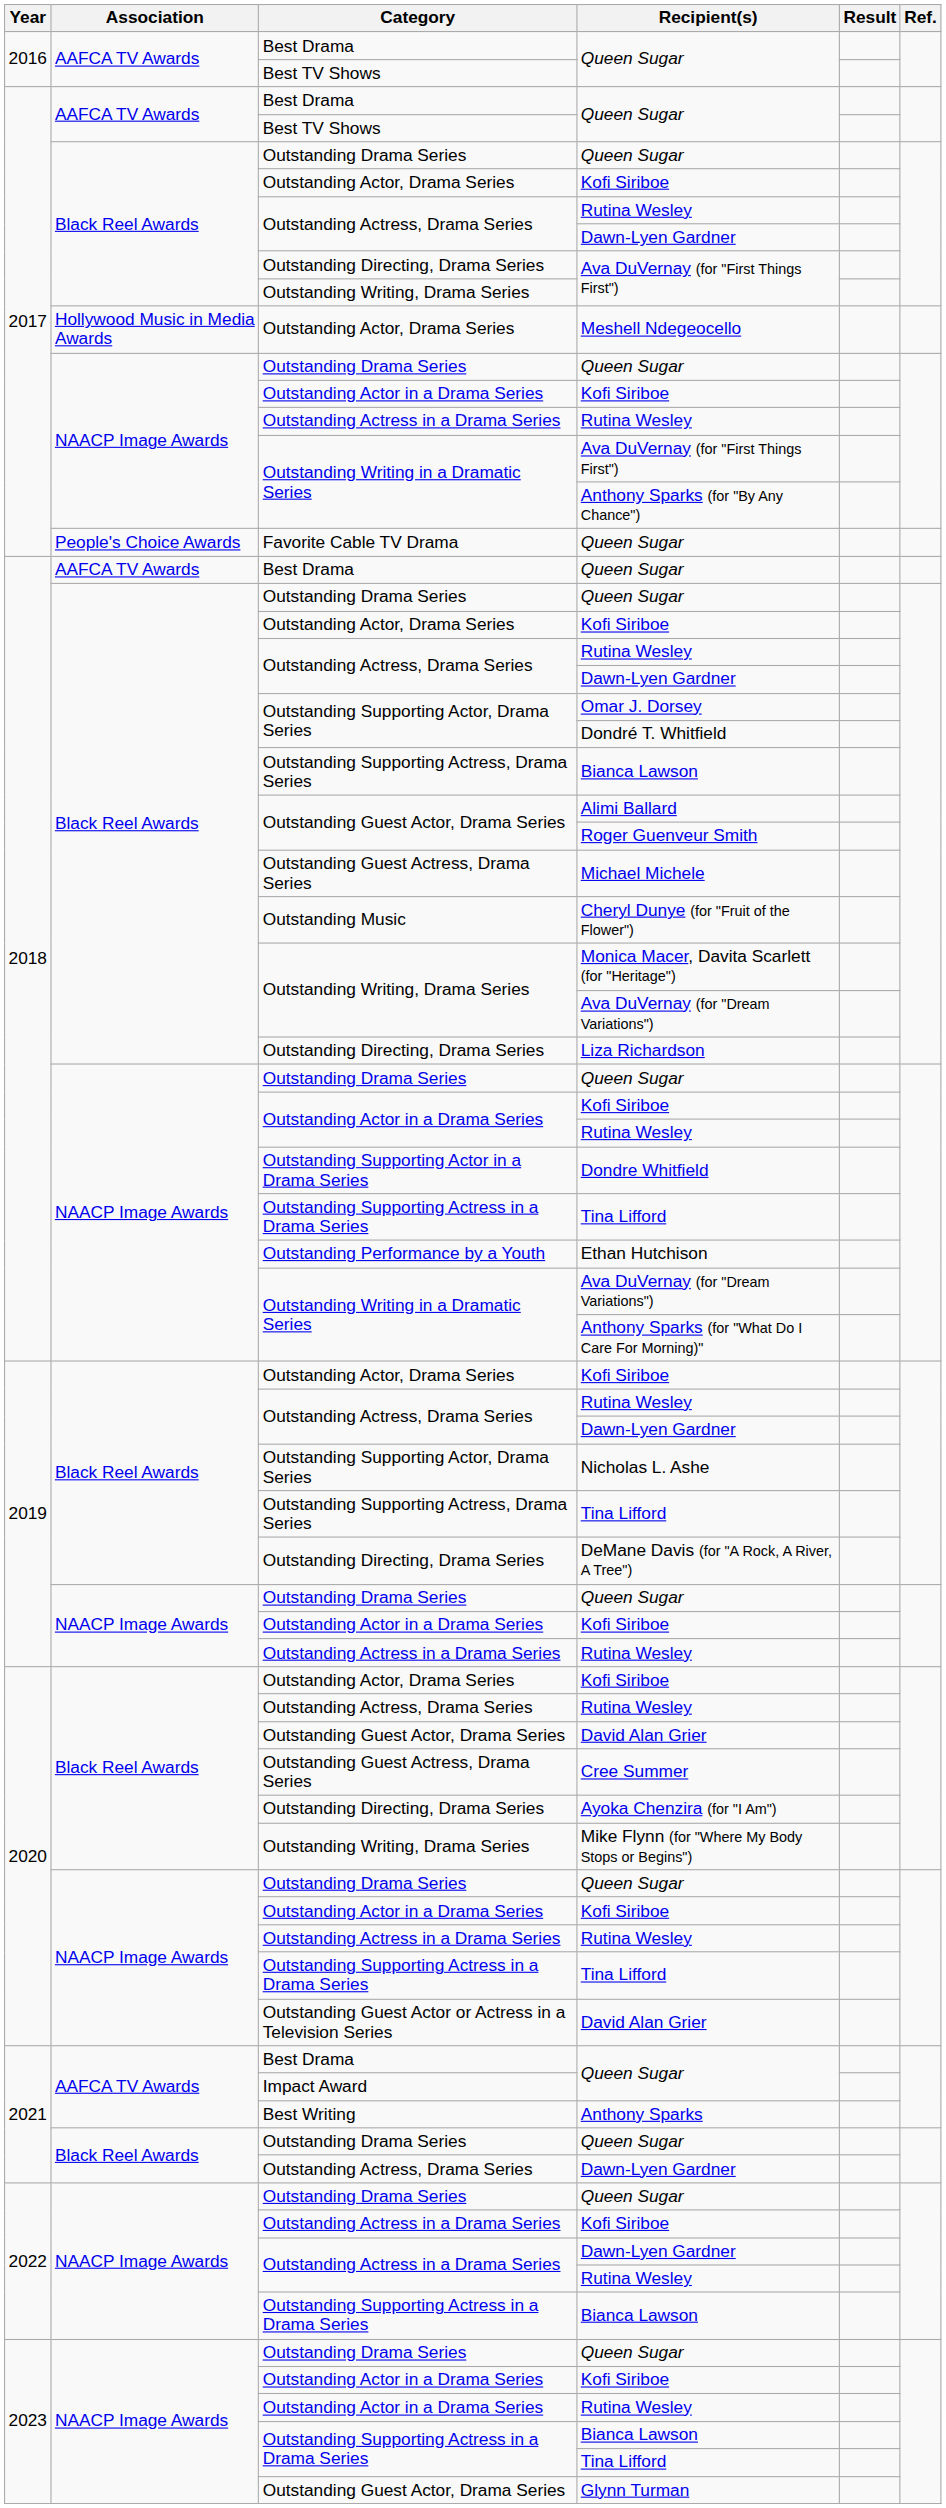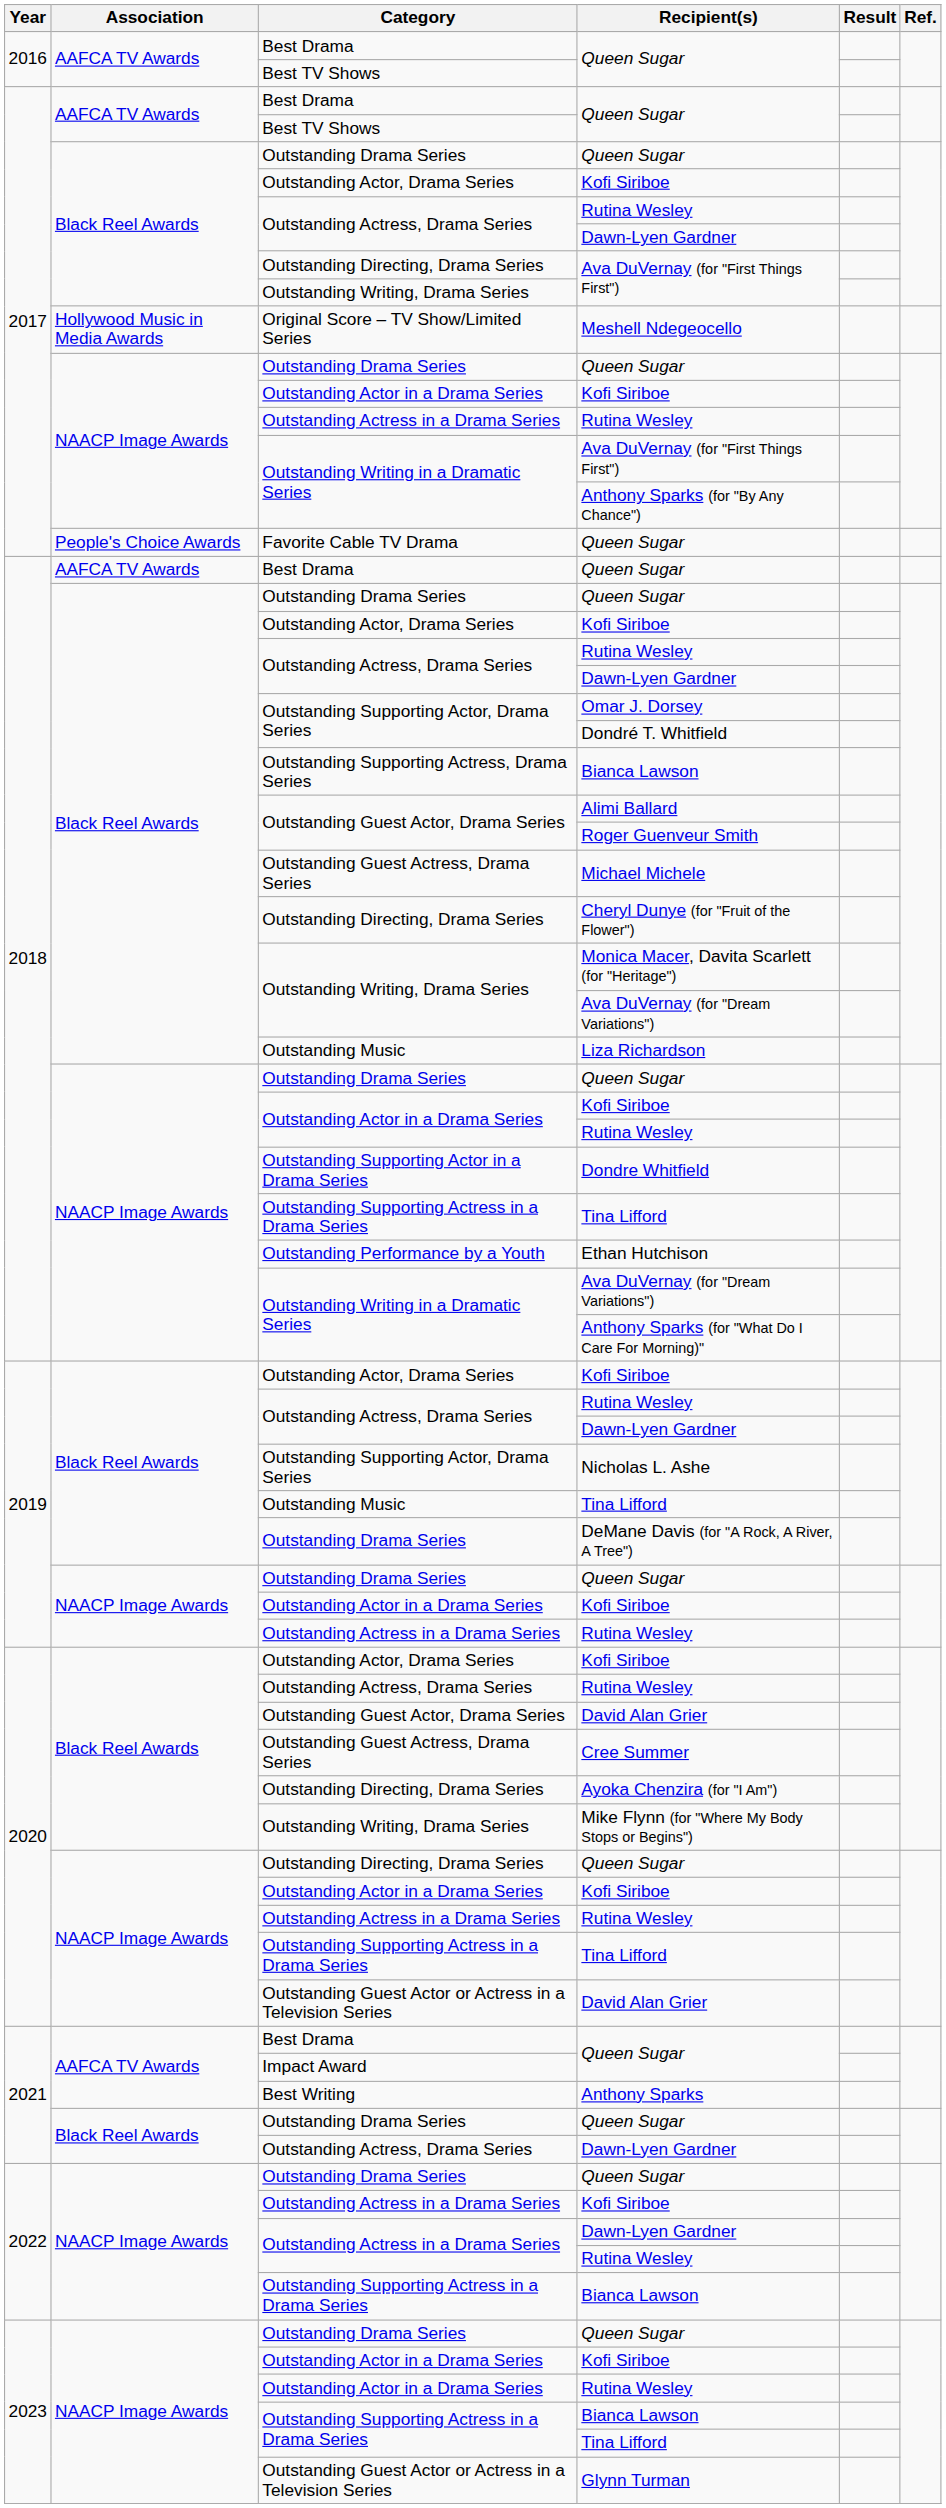(389, 329) Outstanding Actor, Drama Series -> (392, 329) Original Score – TV Show/Limited Series
(334, 919) Outstanding Music -> (403, 919) Outstanding Directing, Drama Series
(403, 1050) Outstanding Directing, Drama Series -> (334, 1050) Outstanding Music
(415, 1513) Outstanding Supporting Actress, Drama Series -> (334, 1504) Outstanding Music
(403, 1560) Outstanding Directing, Drama Series -> (364, 1541) Outstanding Drama Series
(365, 1883) Outstanding Drama Series -> (403, 1863) Outstanding Directing, Drama Series
(414, 2489) Outstanding Guest Actor, Drama Series -> (414, 2480) Outstanding Guest Actor or Actress in a Television Series
